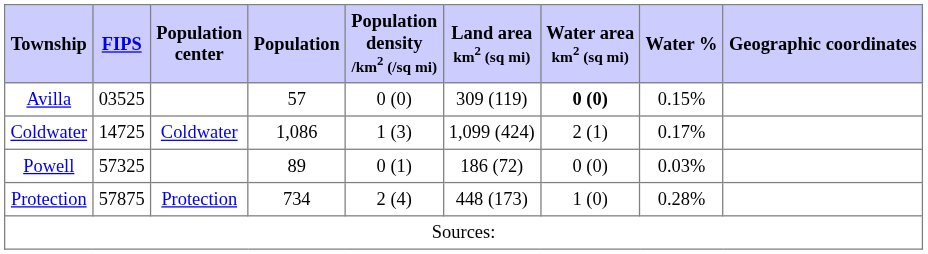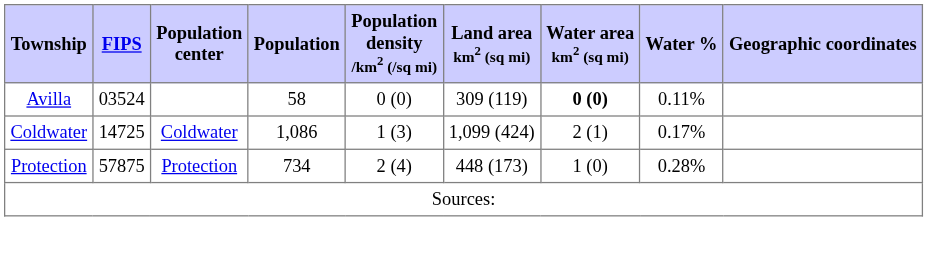(122, 99) 03525 -> (122, 99) 03524
(297, 99) 57 -> (297, 99) 58
(682, 99) 0.15% -> (682, 99) 0.11%
- row: (49, 165)
